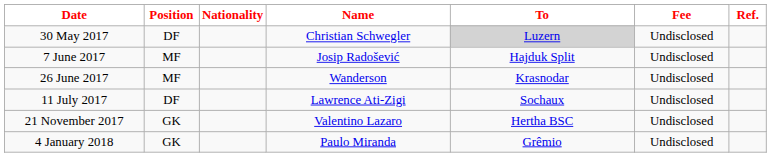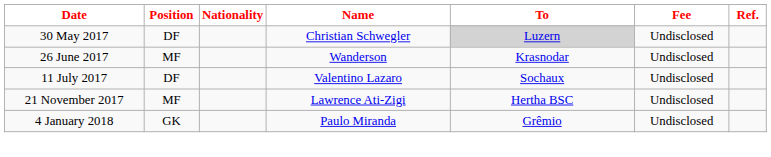- row: (74, 57)
(358, 100) Lawrence Ati-Zigi -> (358, 78) Valentino Lazaro
(171, 121) GK -> (171, 100) MF
(358, 121) Valentino Lazaro -> (358, 100) Lawrence Ati-Zigi
